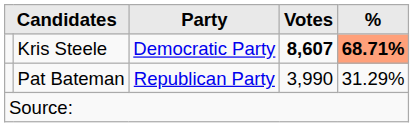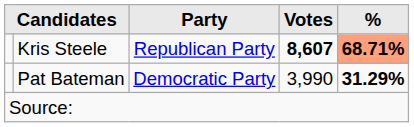(204, 49) Democratic Party -> (204, 49) Republican Party
(204, 78) Republican Party -> (204, 78) Democratic Party
(373, 78) normal -> (373, 78) bold
